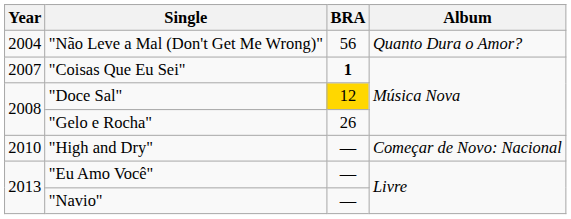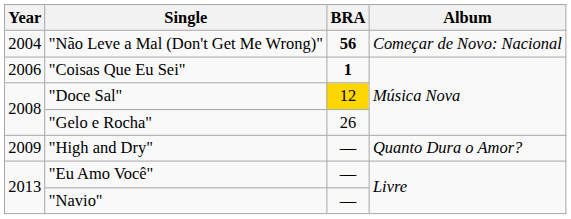(348, 43) normal -> (348, 43) bold
(448, 43) Quanto Dura o Amor? -> (467, 43) Começar de Novo: Nacional
(25, 69) 2007 -> (25, 69) 2006
(25, 148) 2010 -> (25, 148) 2009
(467, 148) Começar de Novo: Nacional -> (448, 148) Quanto Dura o Amor?
